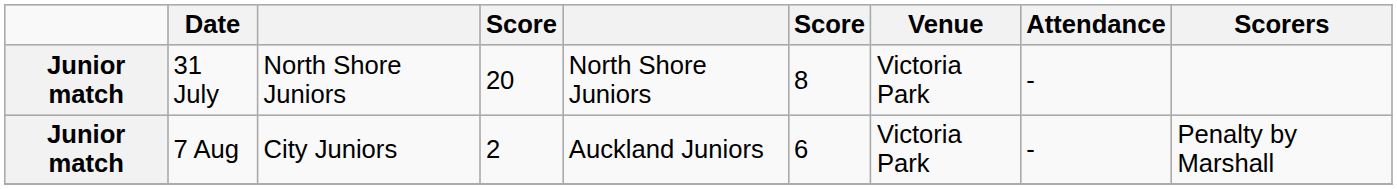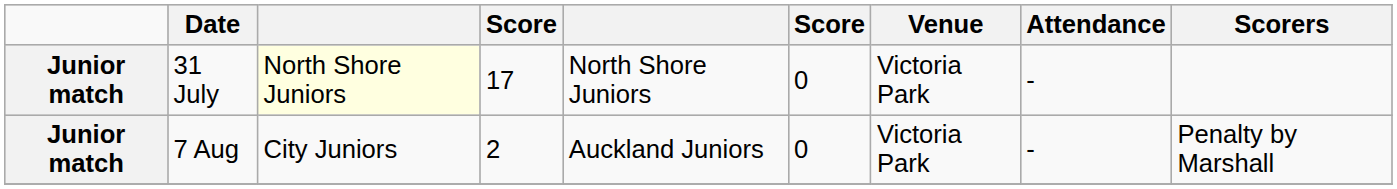(332, 79) no background -> (332, 79) lightyellow background
(500, 79) 20 -> (500, 79) 17
(801, 79) 8 -> (801, 79) 0
(801, 149) 6 -> (801, 149) 0
